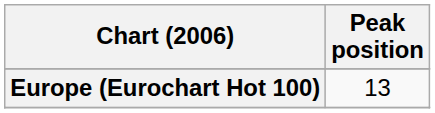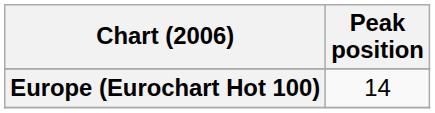(378, 88) 13 -> (378, 88) 14
